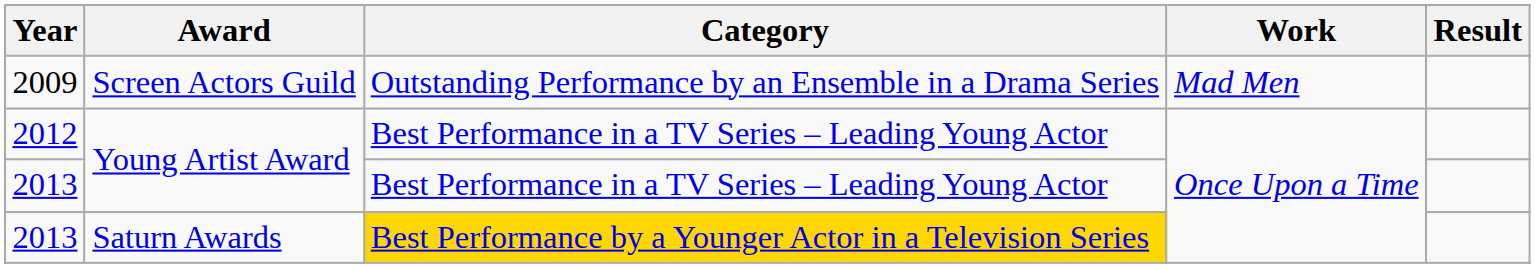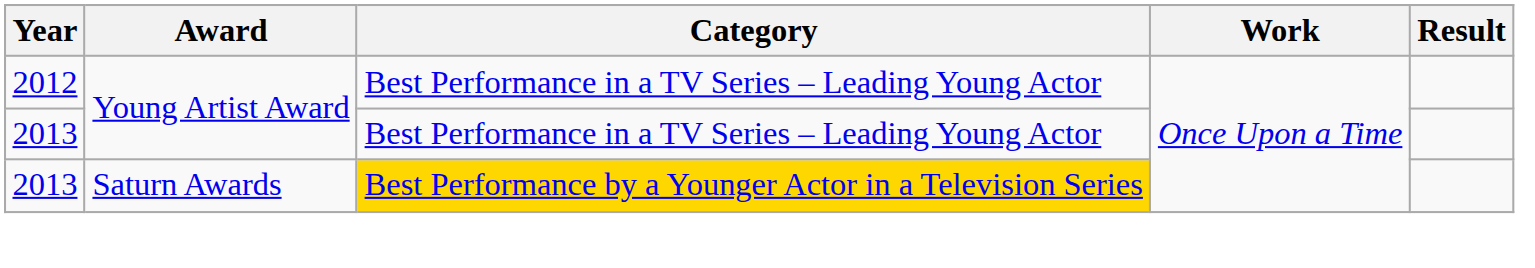- row: (45, 81)
